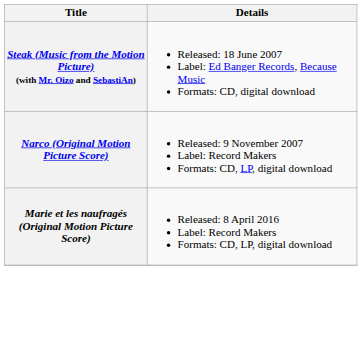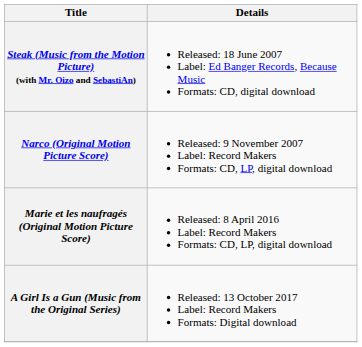+ row: (76, 303)
